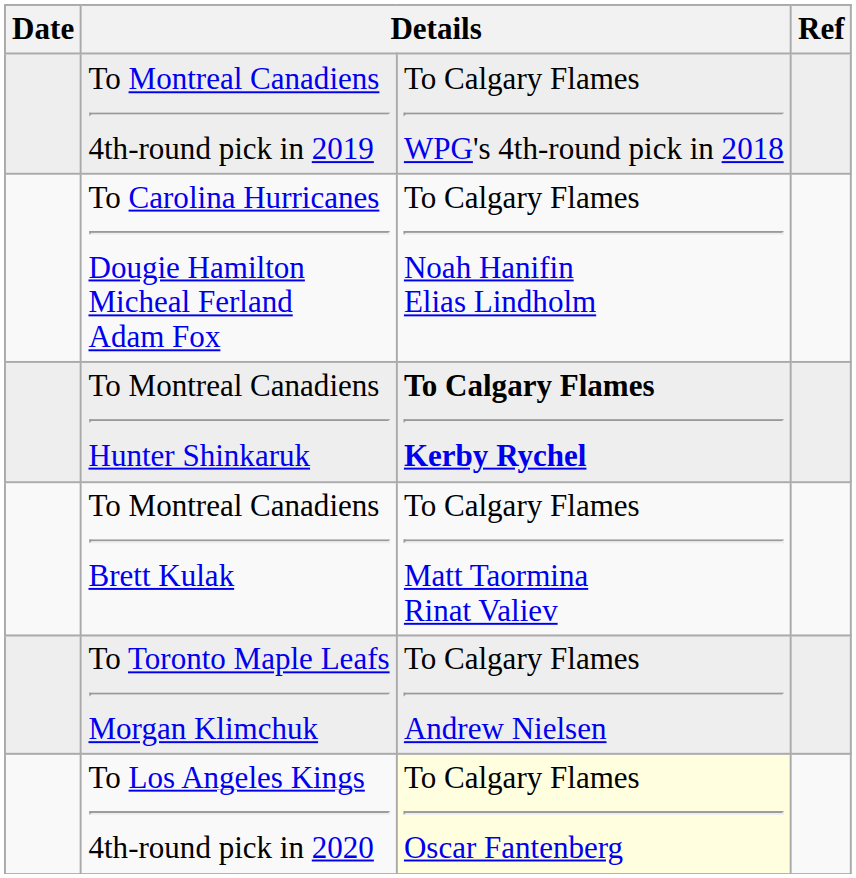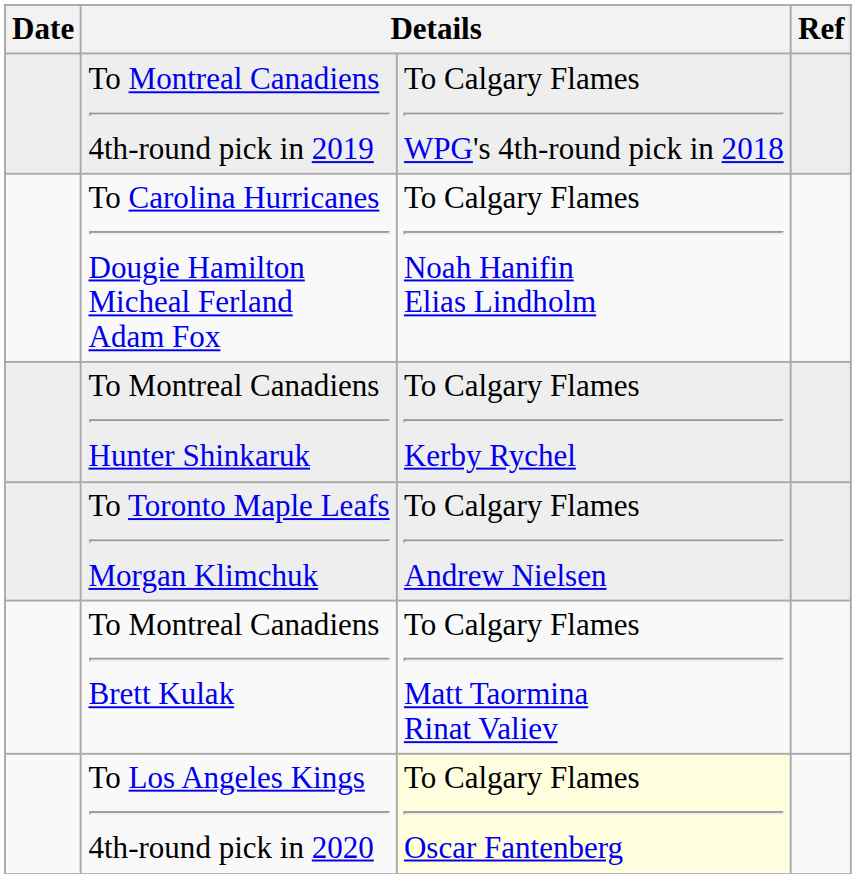(594, 421) bold -> (594, 421) normal
rows swapped: (239, 540) <-> (239, 694)
